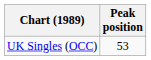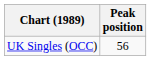(123, 45) 53 -> (123, 45) 56
